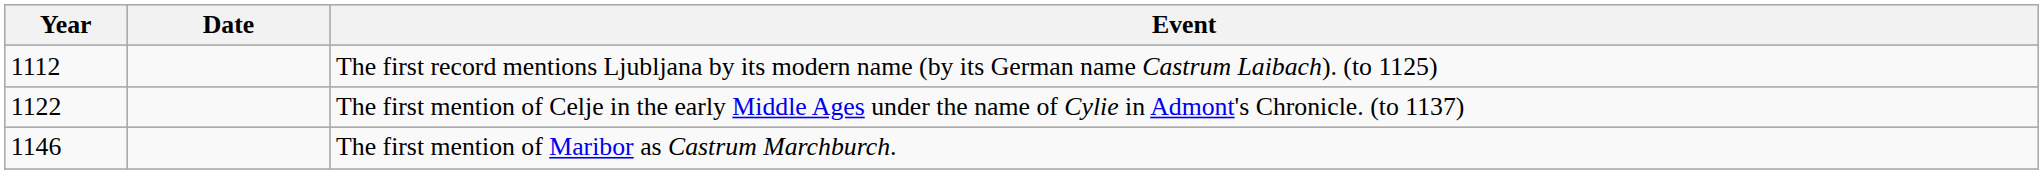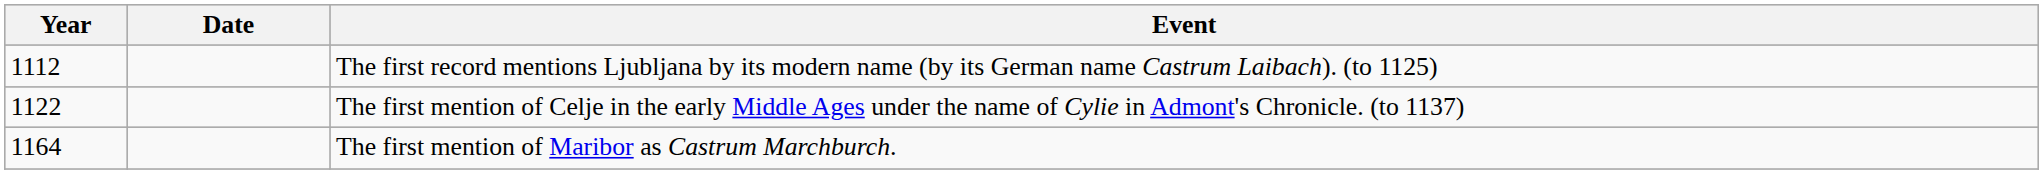(36, 147) 1146 -> (36, 147) 1164
